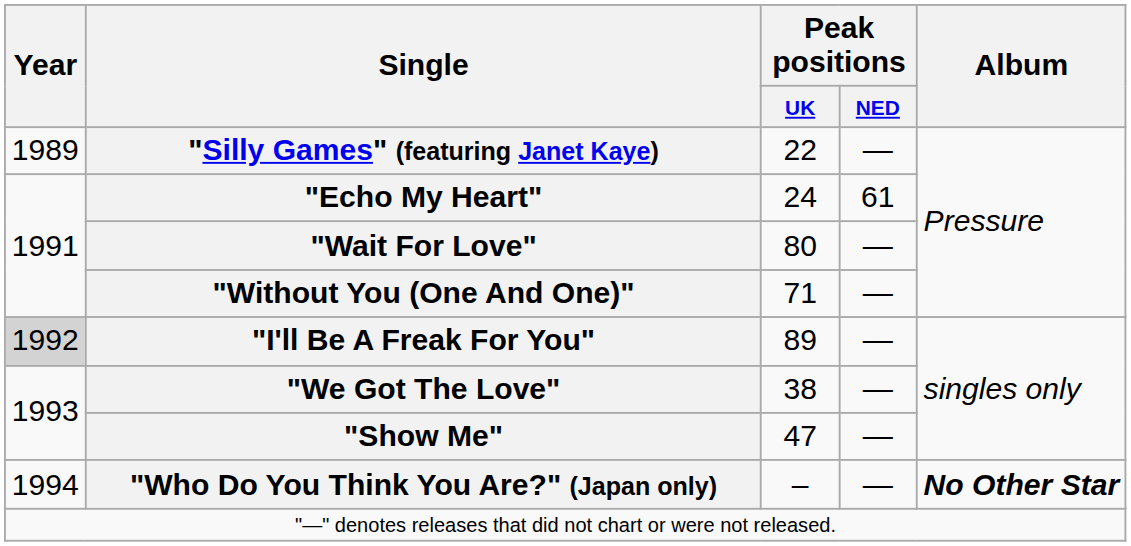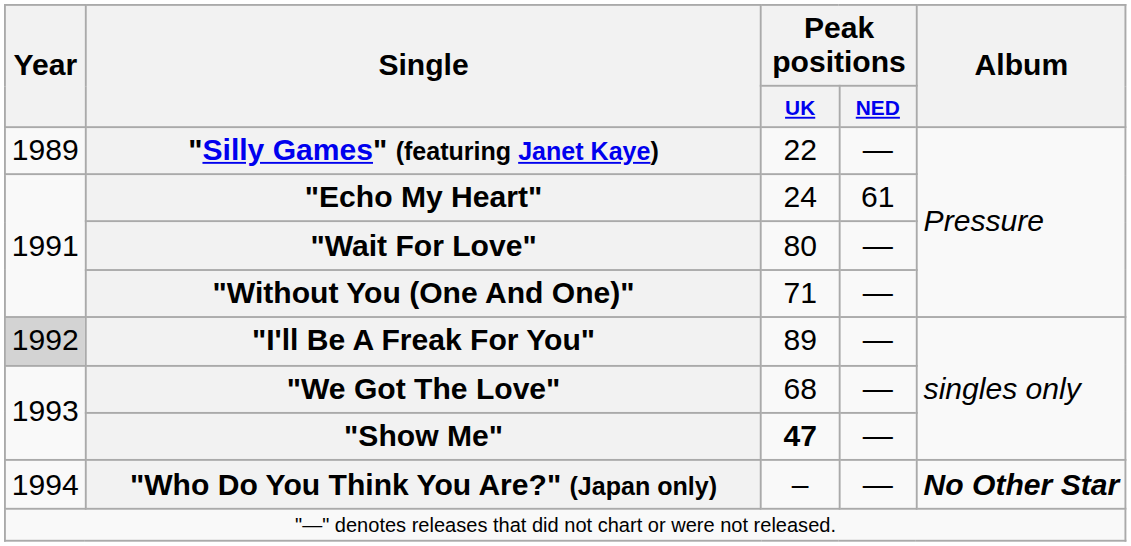(800, 388) 38 -> (800, 388) 68
(800, 436) normal -> (800, 436) bold
